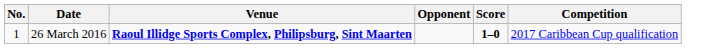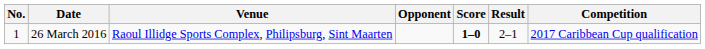+ column: (508, 14)
(262, 33) bold -> (252, 33) normal
